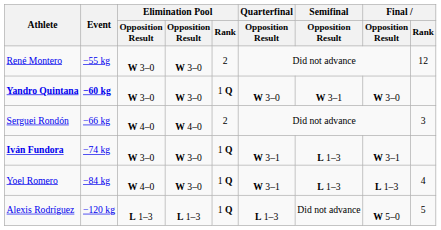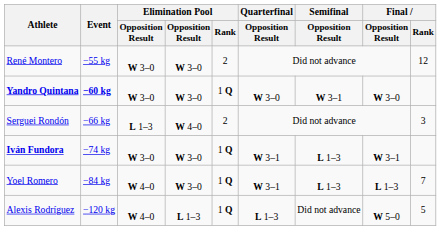(141, 128) W 4–0 -> (141, 128) L 1–3
(423, 180) 4 -> (423, 180) 7
(141, 217) L 1–3 -> (141, 217) W 4–0
